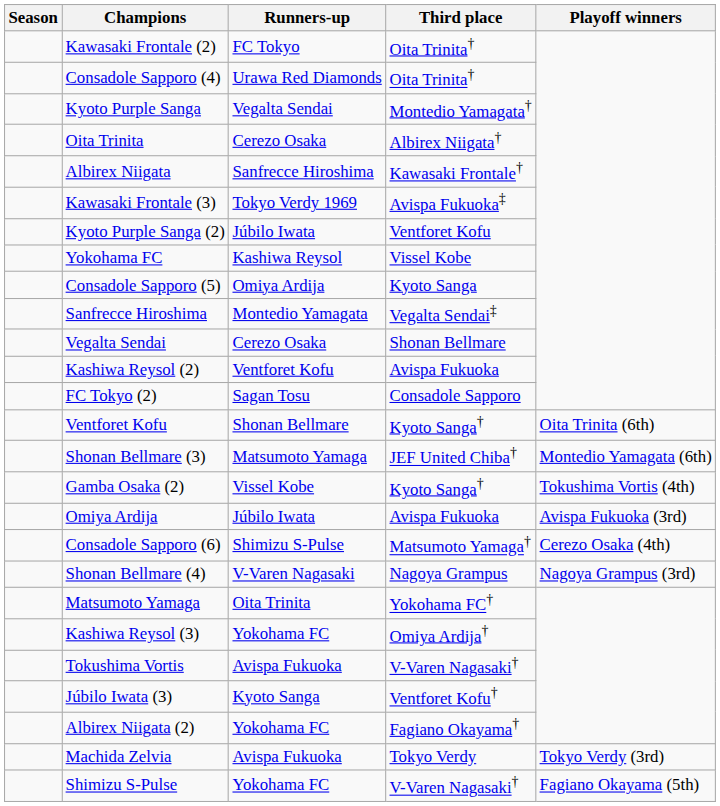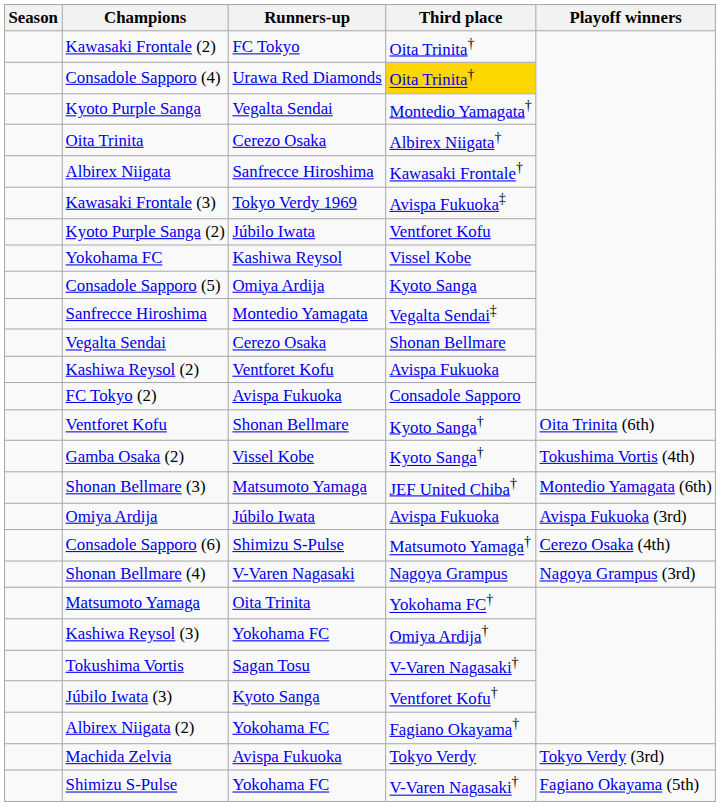(432, 77) no background -> (432, 77) gold background
(271, 396) Sagan Tosu -> (287, 396) Avispa Fukuoka
rows swapped: (125, 487) <-> (136, 456)
(287, 665) Avispa Fukuoka -> (271, 665) Sagan Tosu
